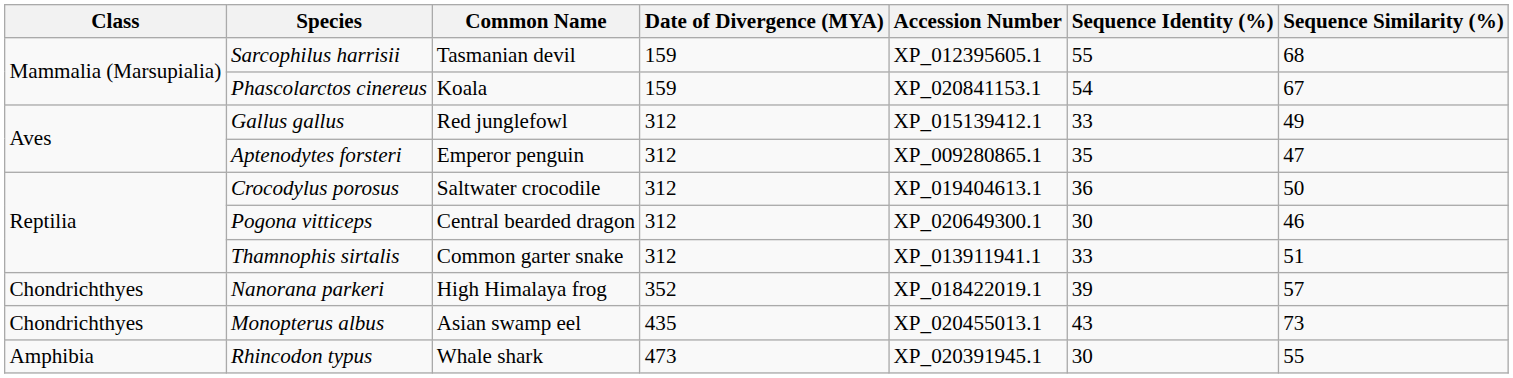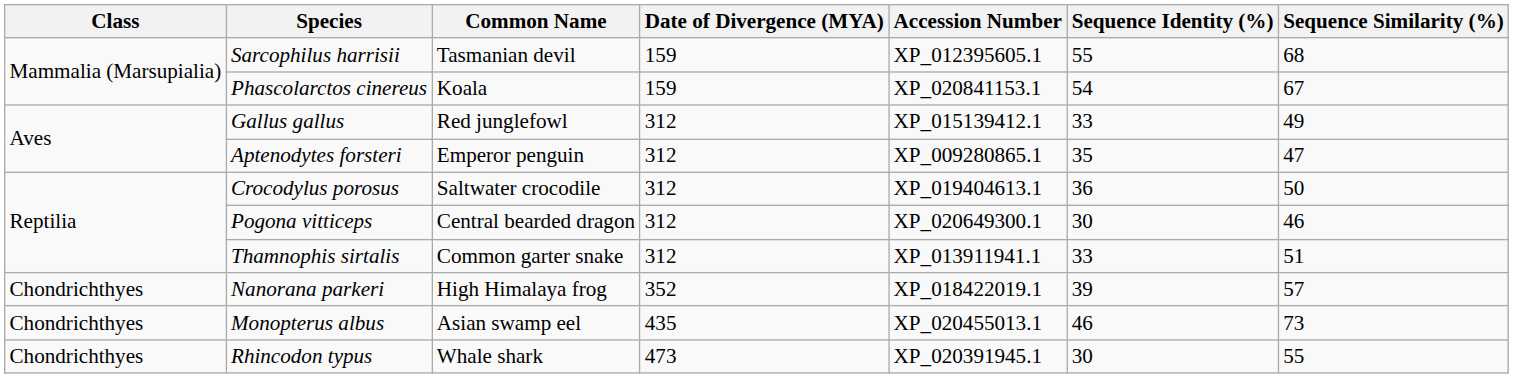(1082, 322) 43 -> (1082, 322) 46
(52, 356) Amphibia -> (76, 356) Chondrichthyes
